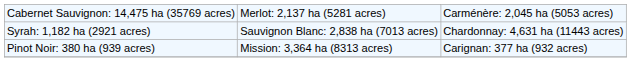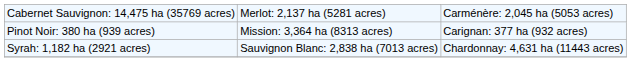rows swapped: (79, 31) <-> (81, 48)
